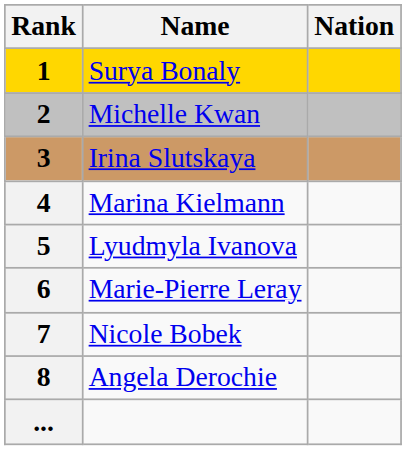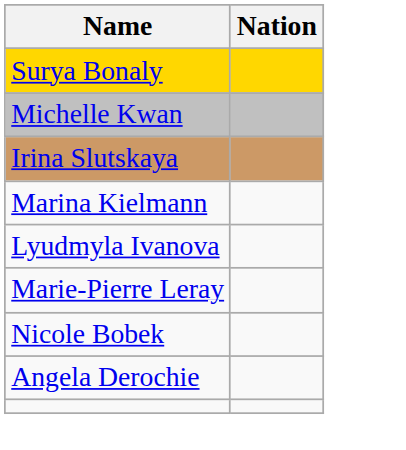- column: (44, 26)
